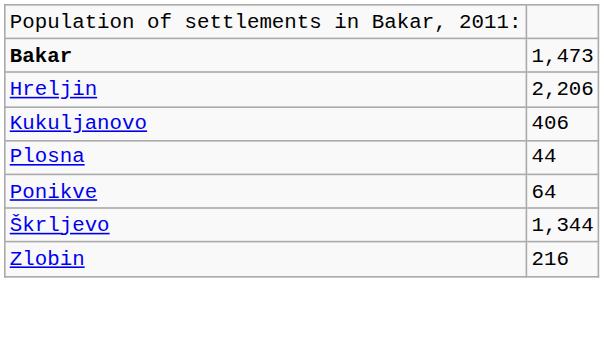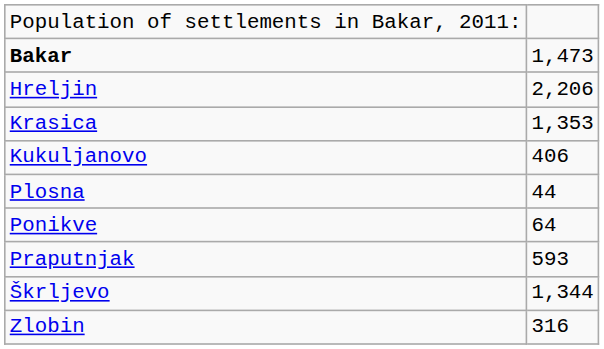+ row: (53, 123)
+ row: (72, 259)
(550, 259) 216 -> (550, 327) 316
